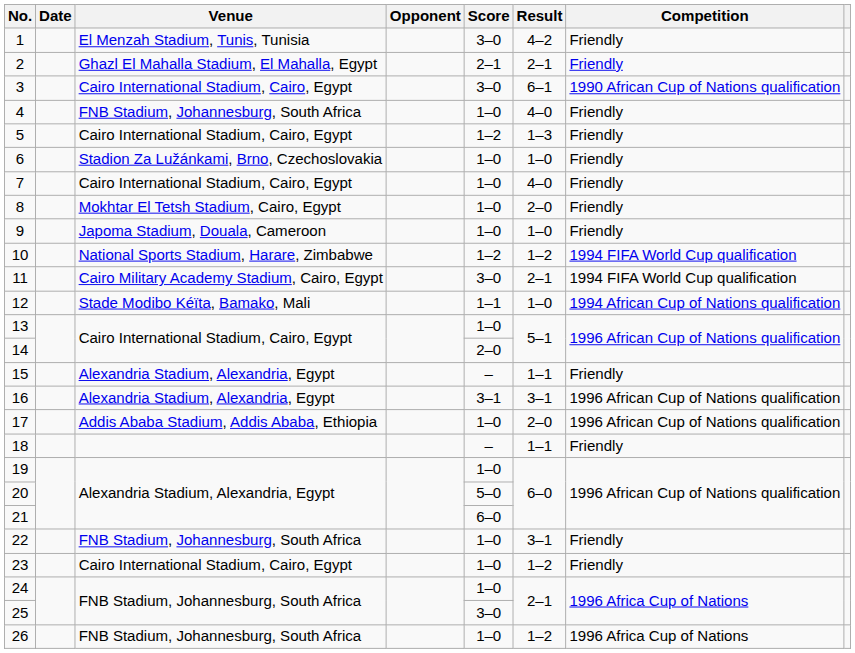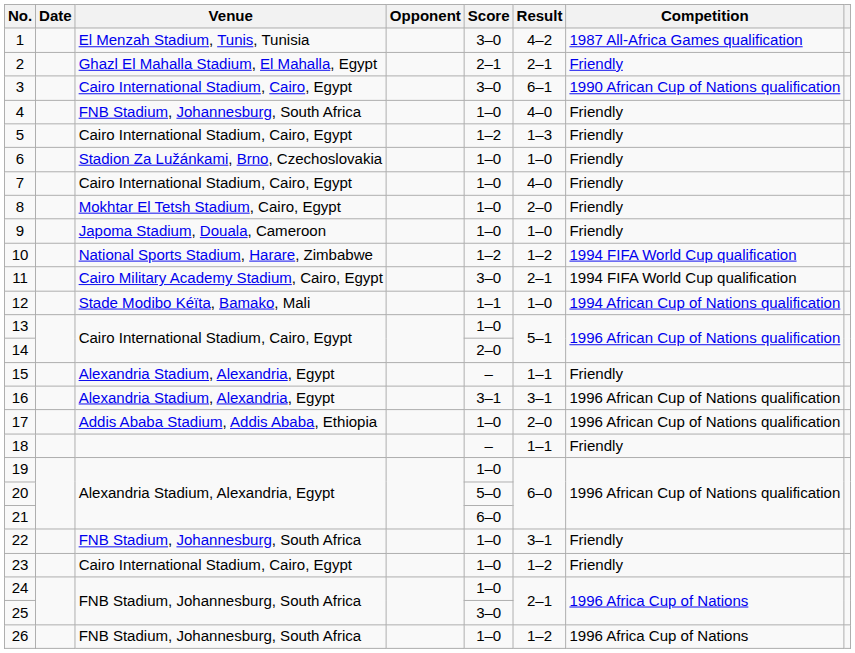(596, 40) Friendly -> (686, 40) 1987 All-Africa Games qualification
